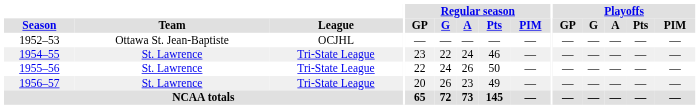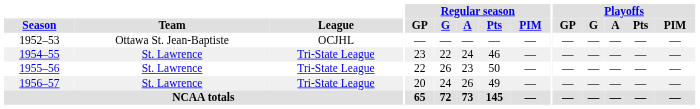(446, 68) 24 -> (446, 68) 26
(468, 68) 26 -> (468, 68) 23
(446, 83) 26 -> (446, 83) 24
(468, 83) 23 -> (468, 83) 26
